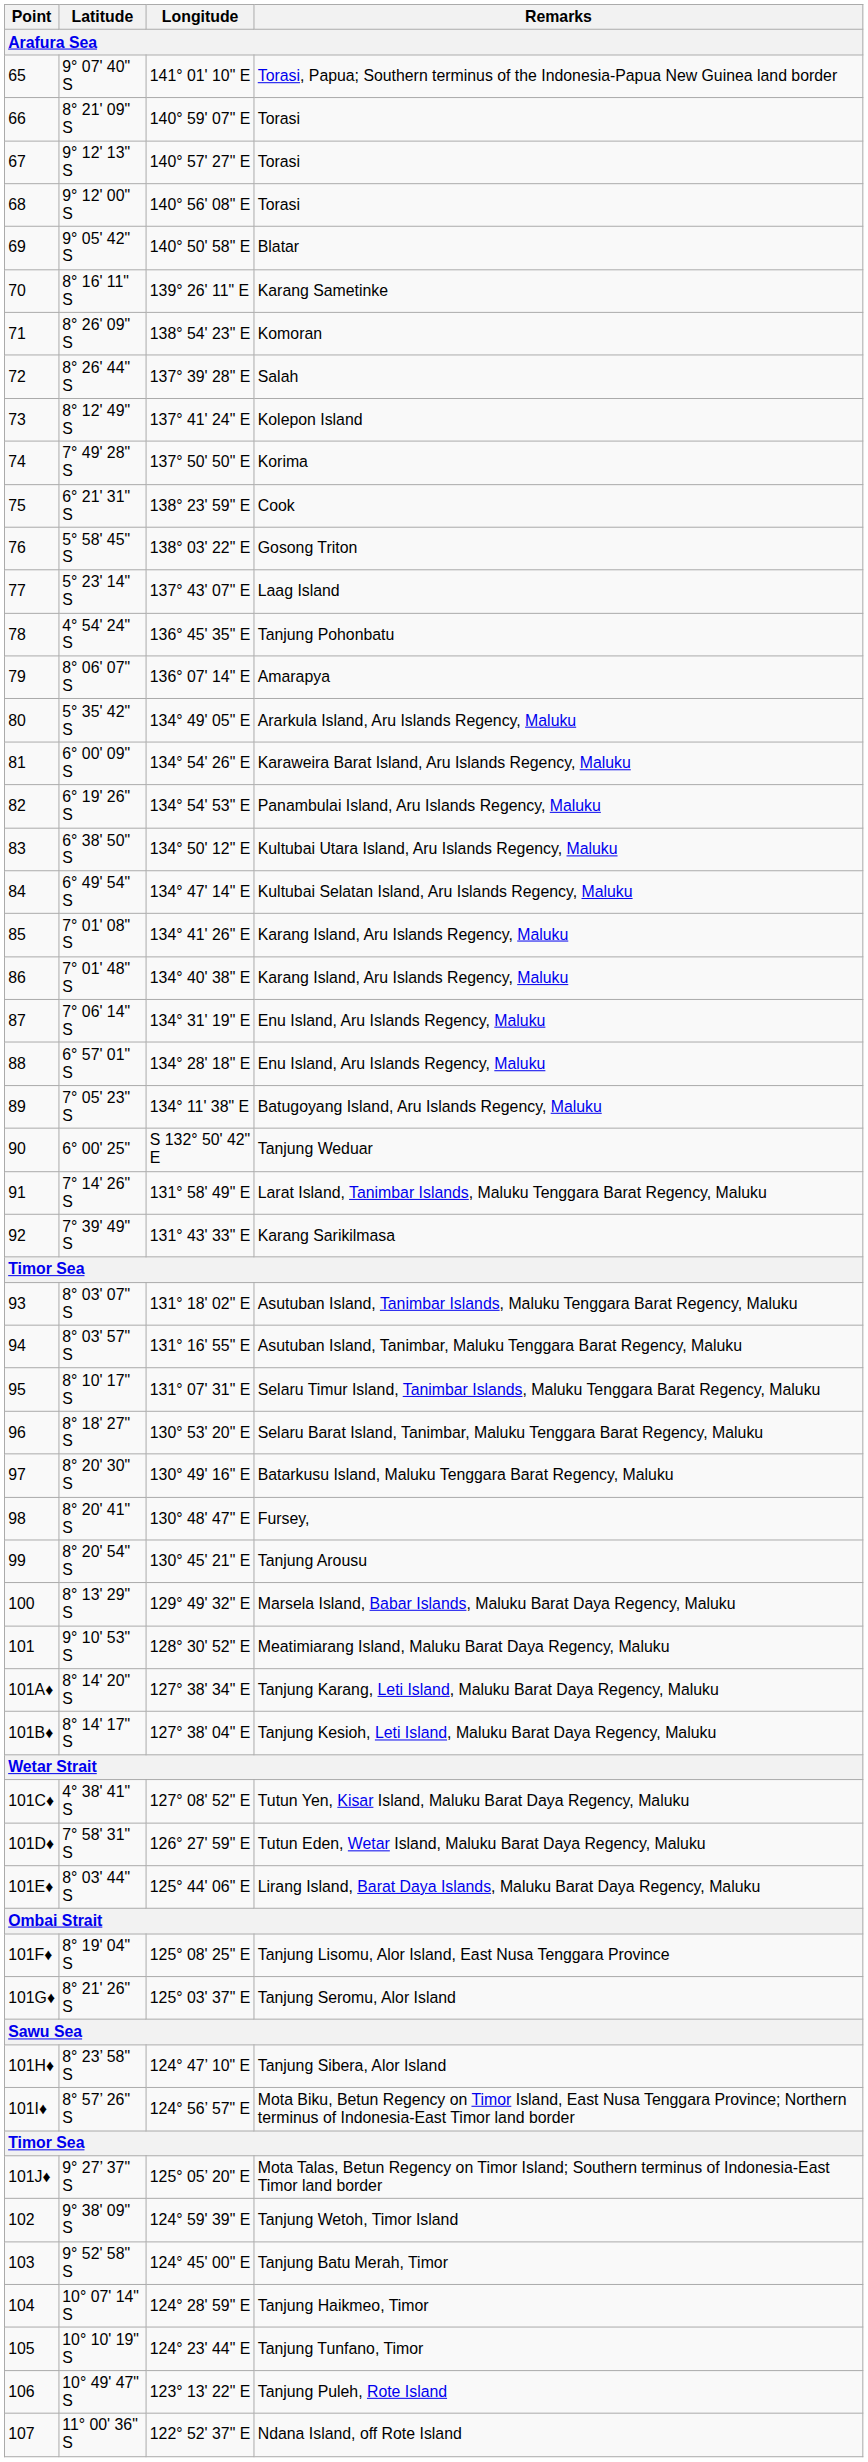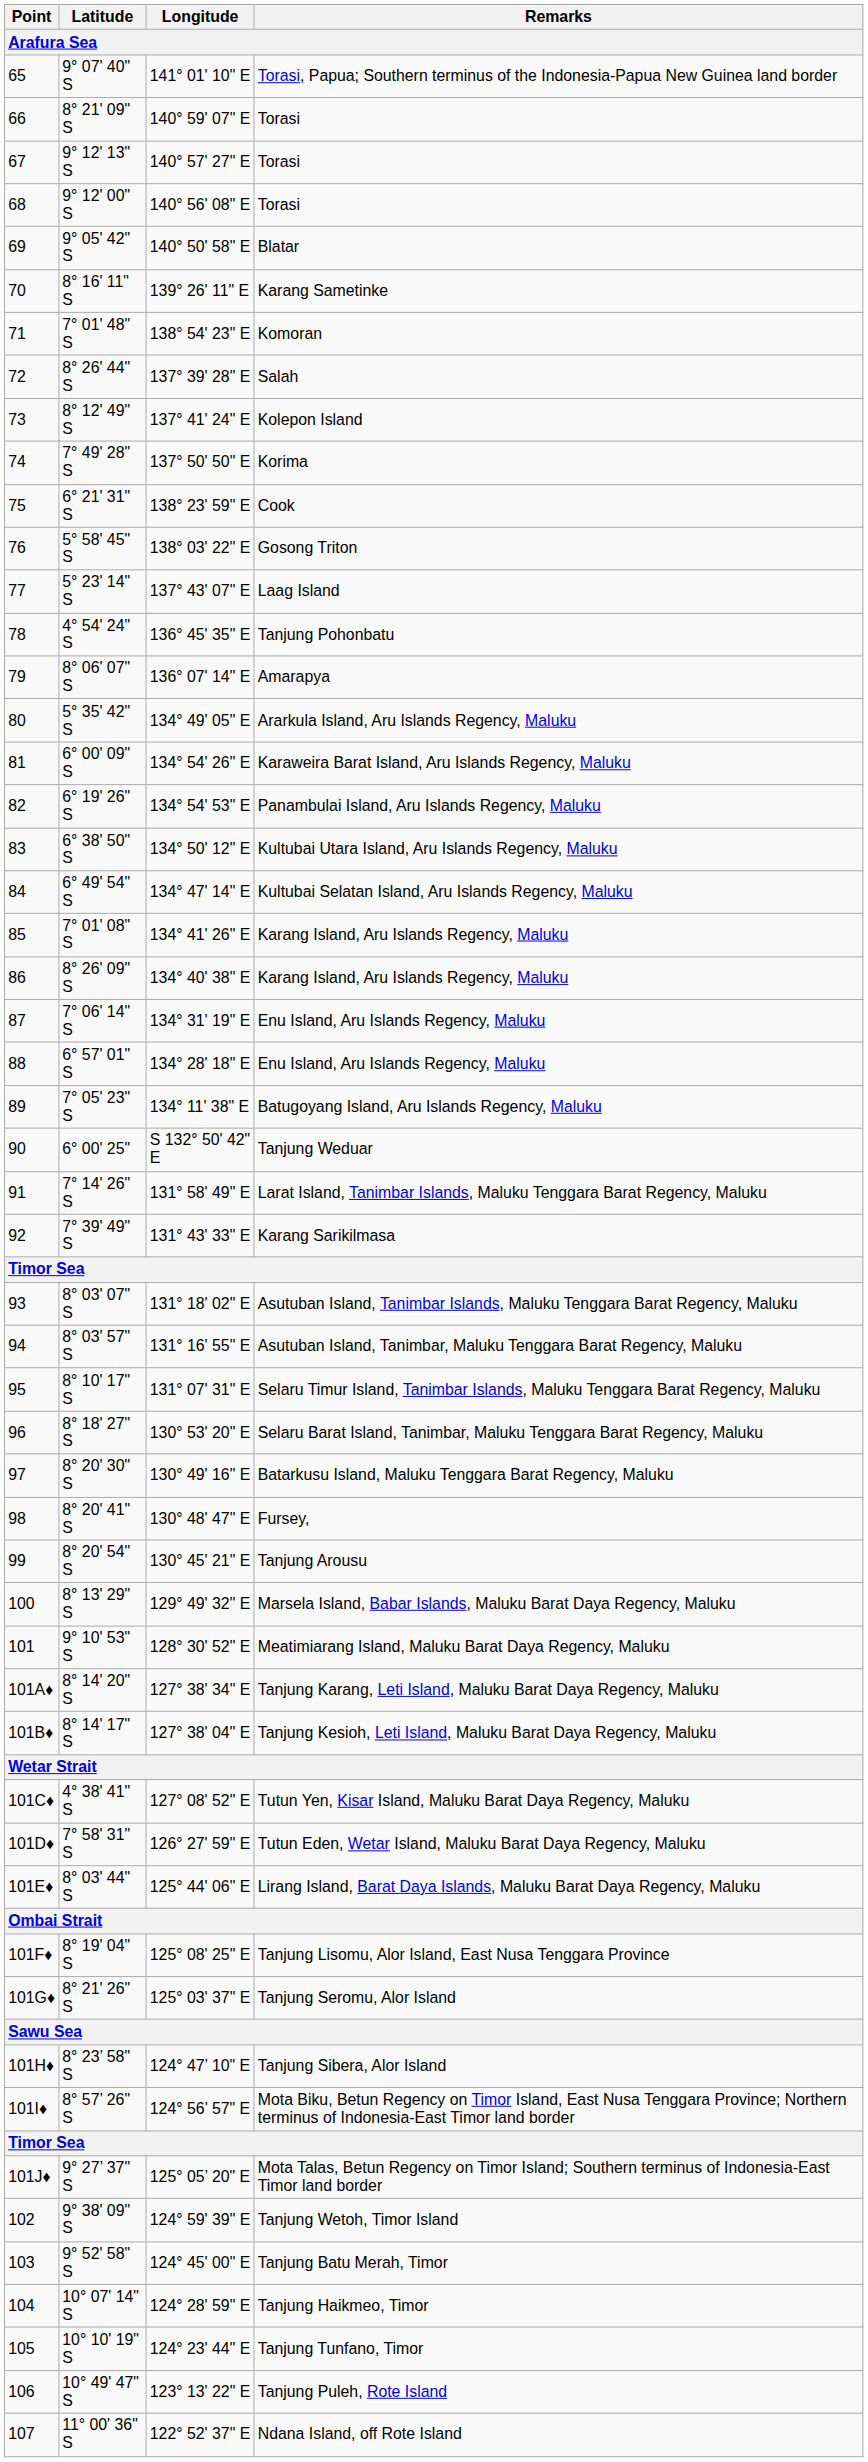(96, 333) 8° 26' 09" S -> (96, 333) 7° 01' 48" S
(96, 977) 7° 01' 48" S -> (96, 977) 8° 26' 09" S
